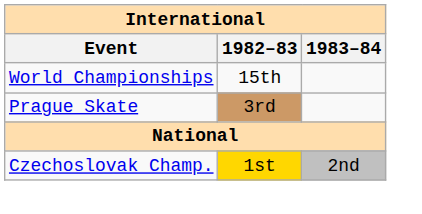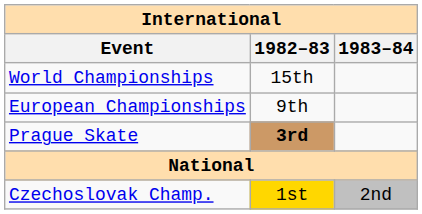+ row: (127, 107)
(260, 107) normal -> (292, 136) bold
